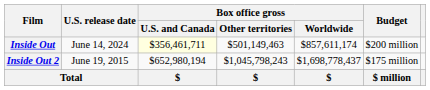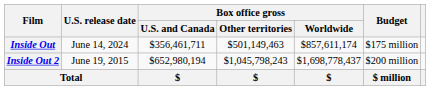(178, 45) lightyellow background -> (178, 45) no background
(392, 45) $200 million -> (392, 45) $175 million
(392, 61) $175 million -> (392, 61) $200 million
